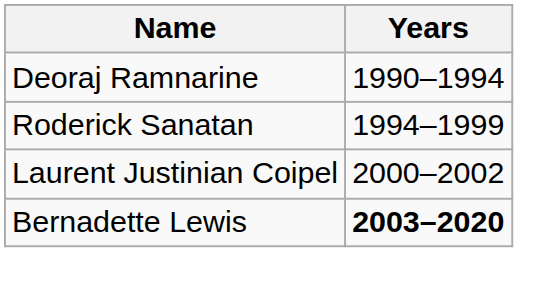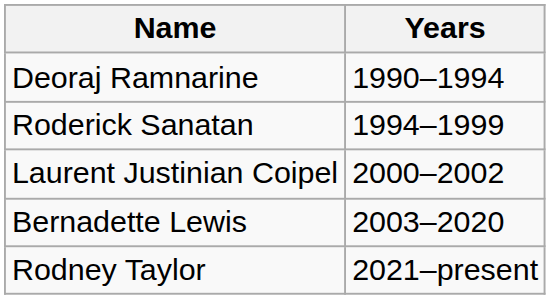(428, 221) bold -> (428, 221) normal
+ row: (109, 269)
